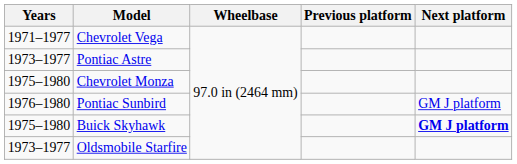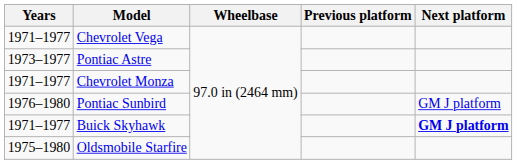(39, 81) 1975–1980 -> (39, 81) 1971–1977
(39, 125) 1975–1980 -> (39, 125) 1971–1977
(39, 147) 1973–1977 -> (39, 147) 1975–1980
